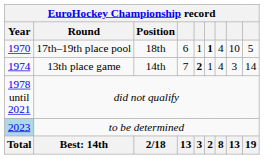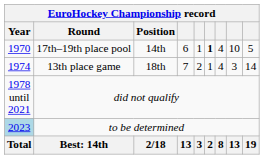(156, 48) 18th -> (156, 48) 14th
(156, 66) 14th -> (156, 66) 18th
(199, 66) bold -> (199, 66) normal
